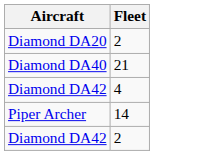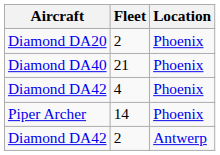+ column: (182, 16)
